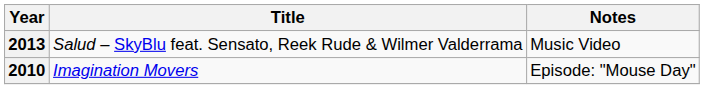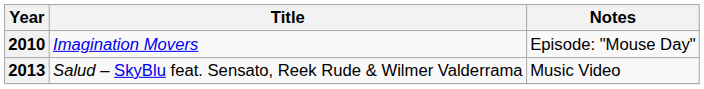rows swapped: (27, 70) <-> (27, 44)
